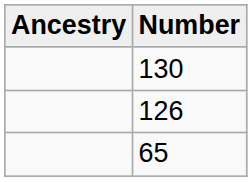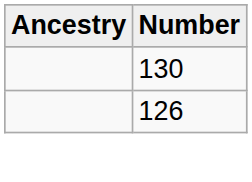- row: (153, 153)
